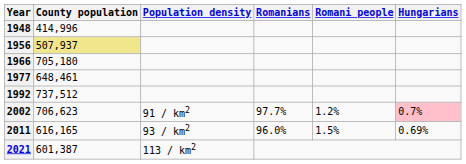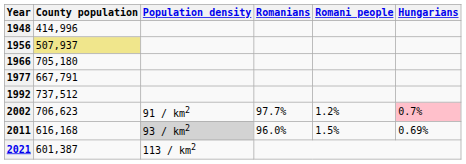(57, 78) 648,461 -> (57, 78) 667,791
(57, 131) 616,165 -> (57, 131) 616,168
(166, 131) no background -> (166, 131) lightgrey background
